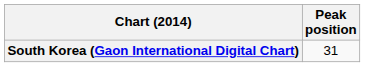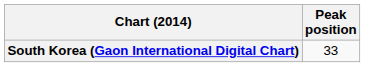(331, 51) 31 -> (331, 51) 33
